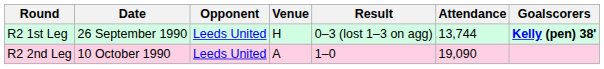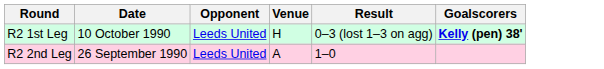- column: (472, 14)
(132, 34) 26 September 1990 -> (124, 34) 10 October 1990
(124, 53) 10 October 1990 -> (132, 53) 26 September 1990
